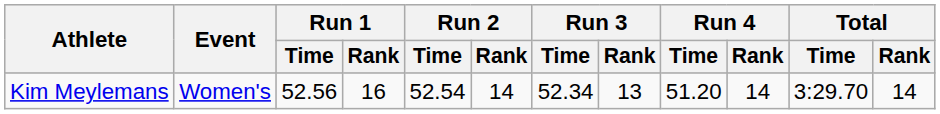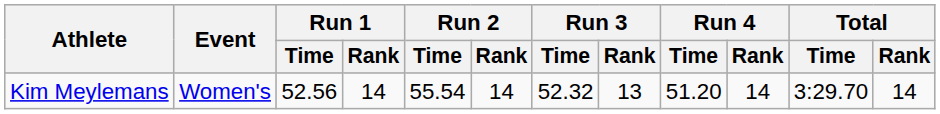(373, 91) 16 -> (373, 91) 14
(437, 91) 52.54 -> (437, 91) 55.54
(566, 91) 52.34 -> (566, 91) 52.32
